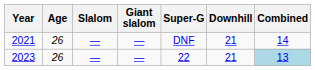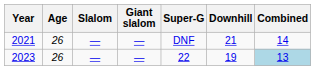(231, 57) 21 -> (231, 57) 19
